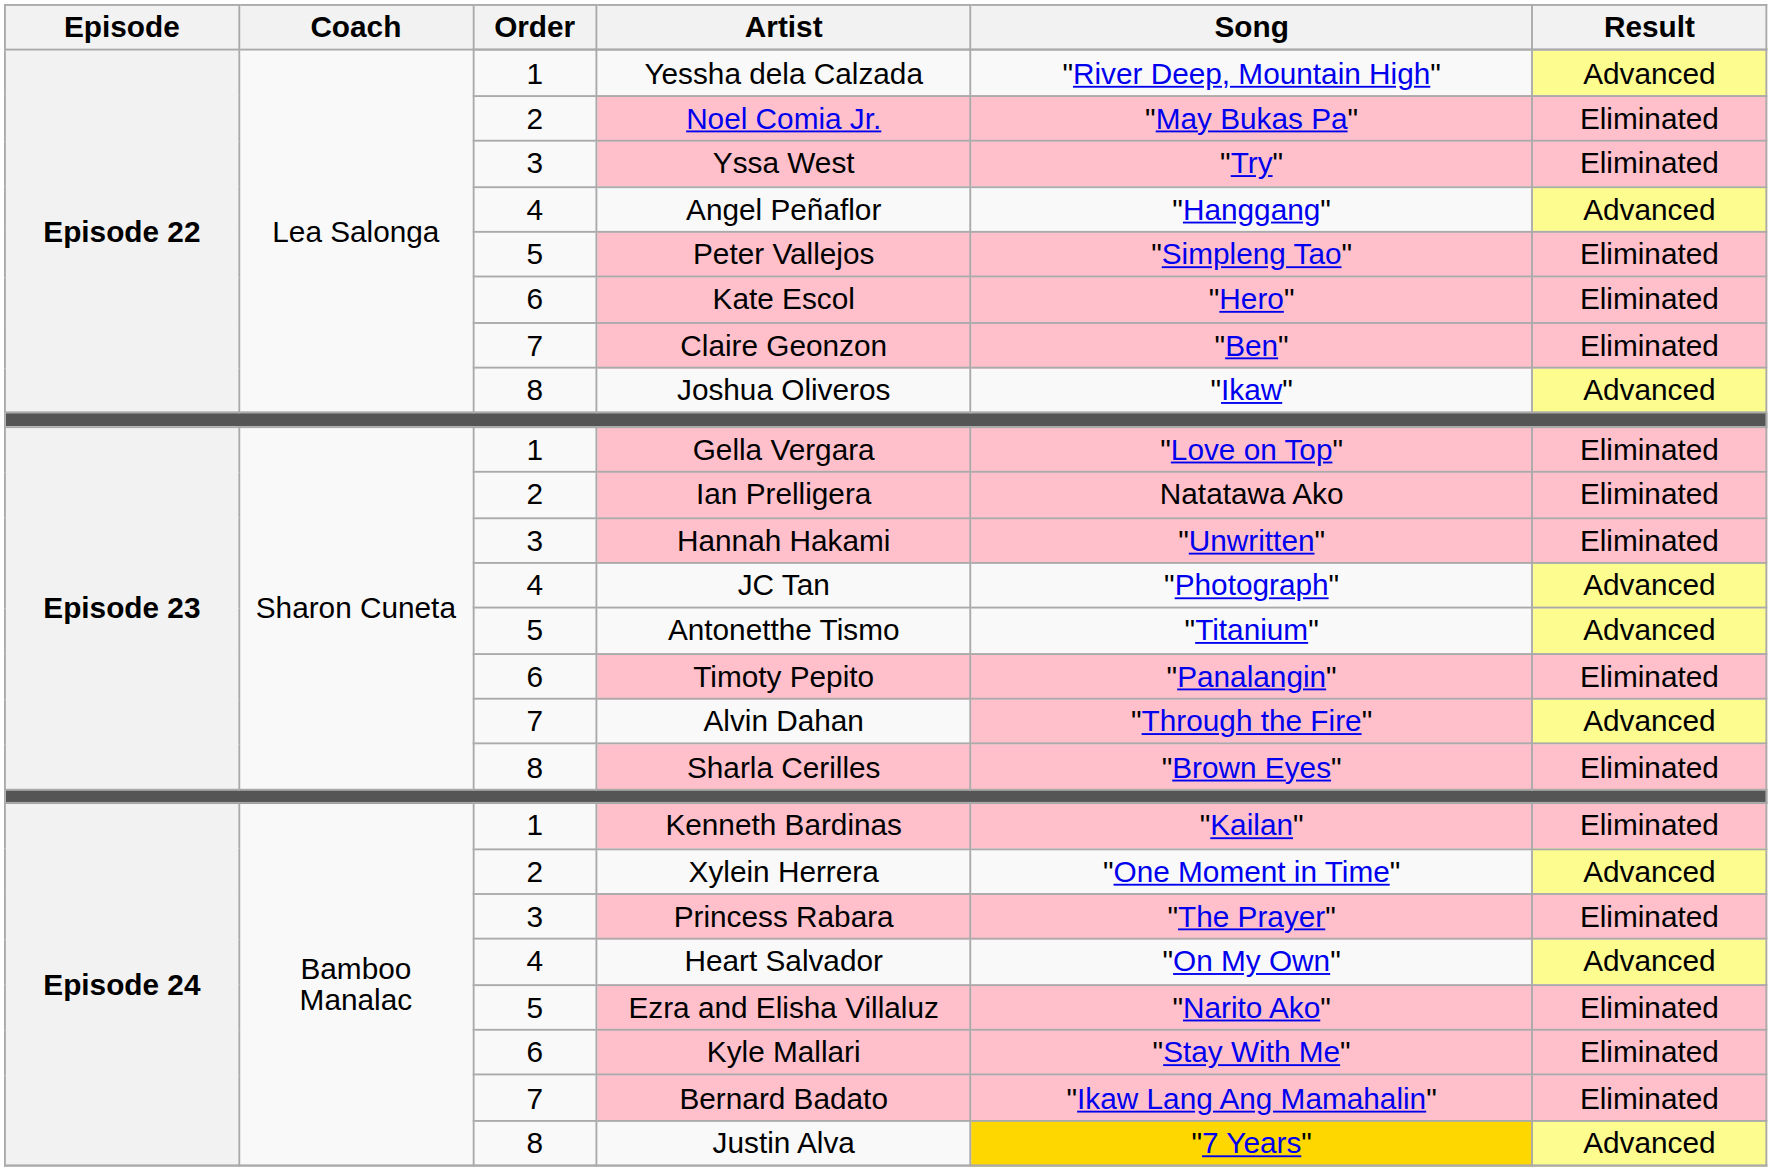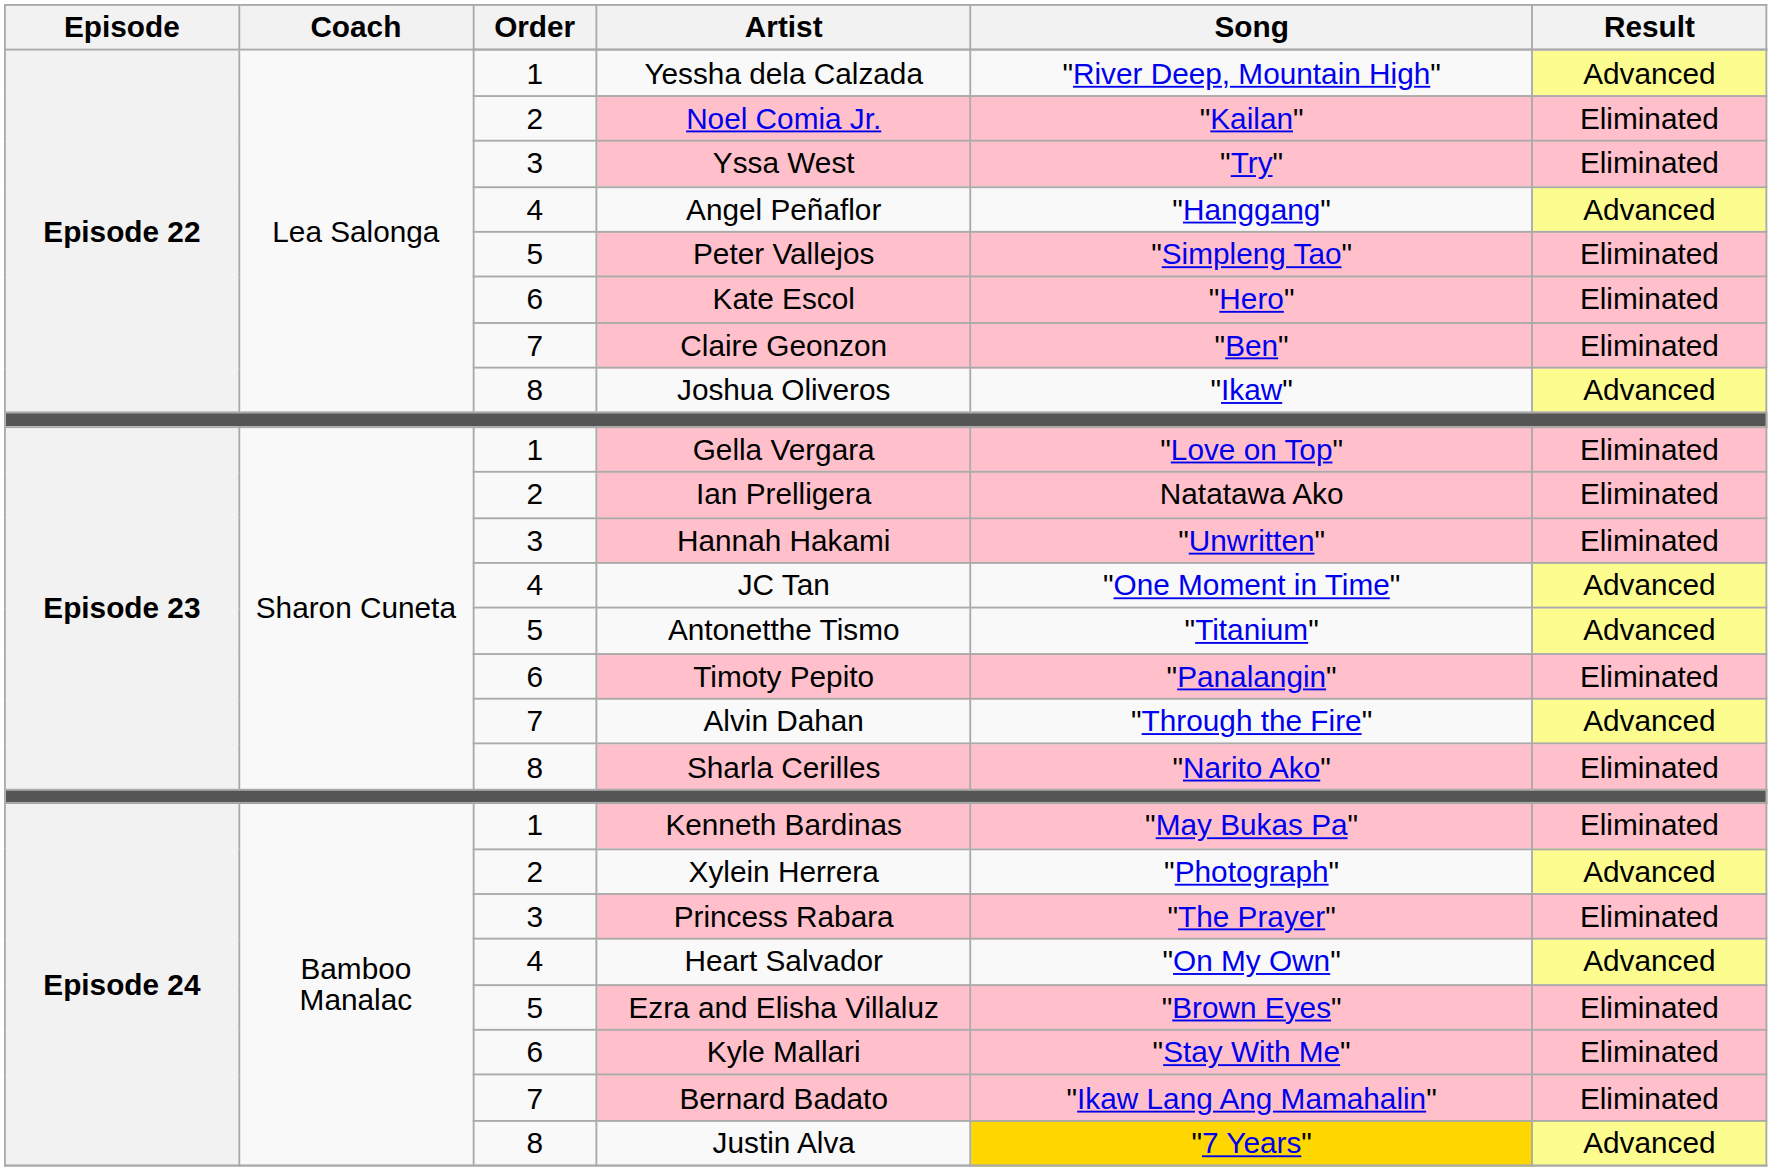(1252, 118) "May Bukas Pa" -> (1252, 118) "Kailan"
(1252, 585) "Photograph" -> (1252, 585) "One Moment in Time"
(1252, 721) pink background -> (1252, 721) no background
(1252, 767) "Brown Eyes" -> (1252, 767) "Narito Ako"
(1252, 826) "Kailan" -> (1252, 826) "May Bukas Pa"
(1252, 871) "One Moment in Time" -> (1252, 871) "Photograph"
(1252, 1007) "Narito Ako" -> (1252, 1007) "Brown Eyes"
